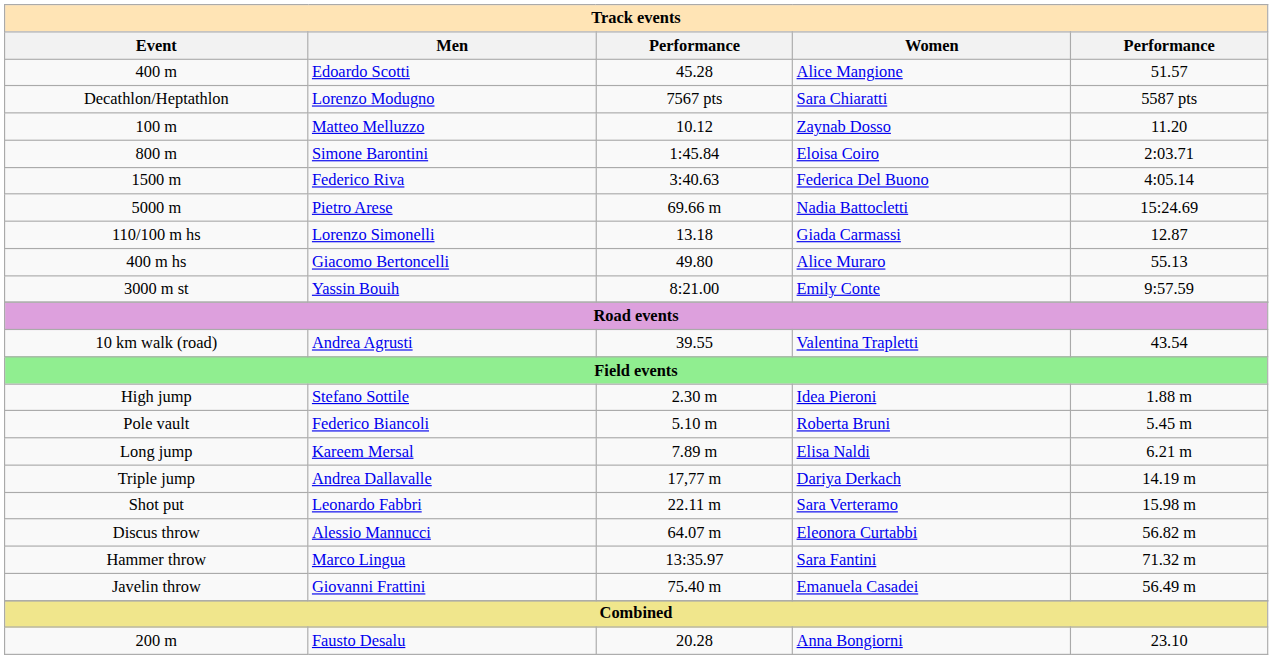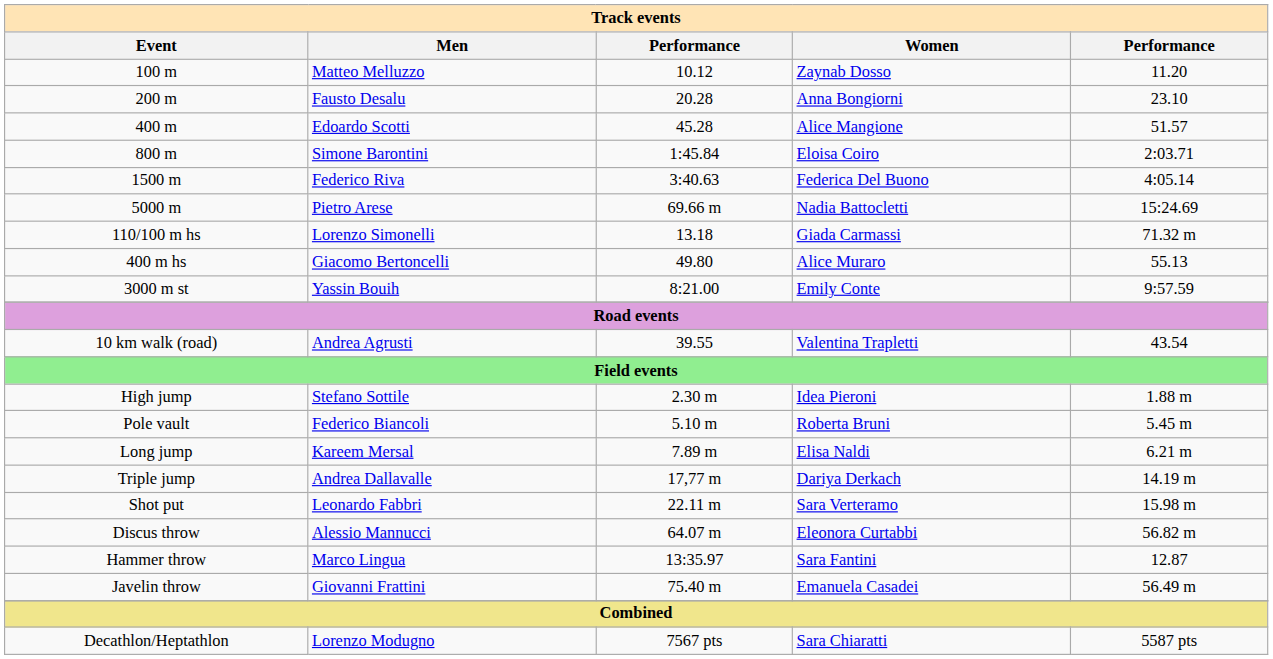rows swapped: (156, 126) <-> (156, 72)
rows swapped: (156, 641) <-> (156, 99)
(1169, 235) 12.87 -> (1169, 235) 71.32 m
(1169, 559) 71.32 m -> (1169, 559) 12.87
